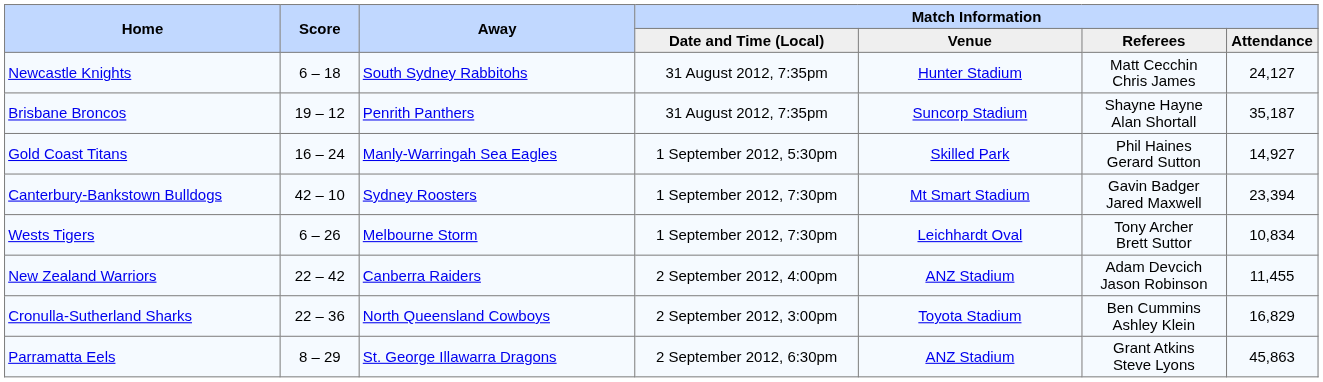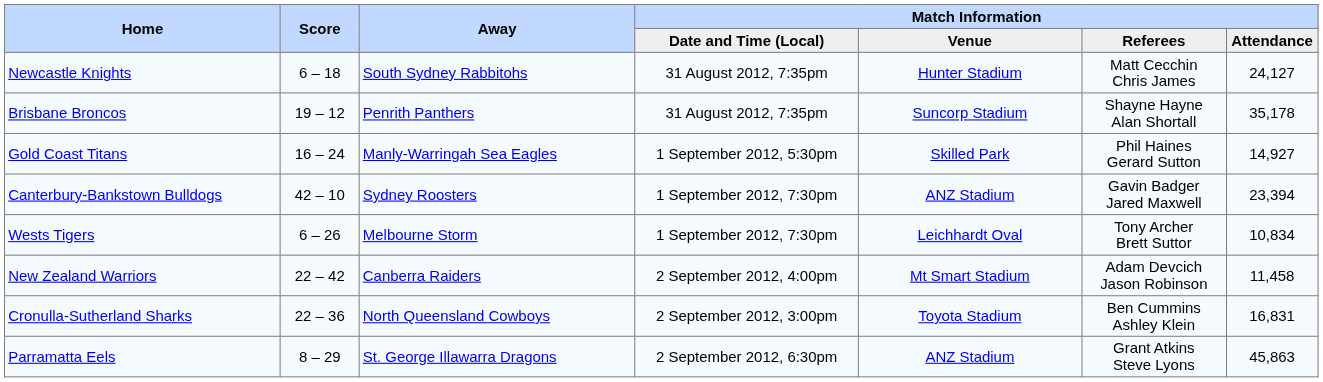(1272, 113) 35,187 -> (1272, 113) 35,178
(970, 194) Mt Smart Stadium -> (970, 194) ANZ Stadium
(970, 275) ANZ Stadium -> (970, 275) Mt Smart Stadium
(1272, 275) 11,455 -> (1272, 275) 11,458
(1272, 316) 16,829 -> (1272, 316) 16,831
